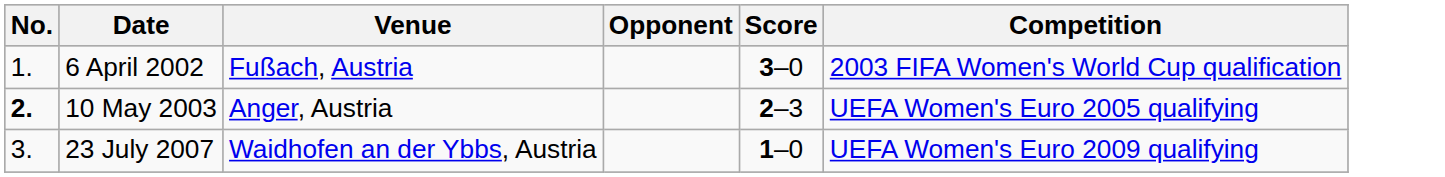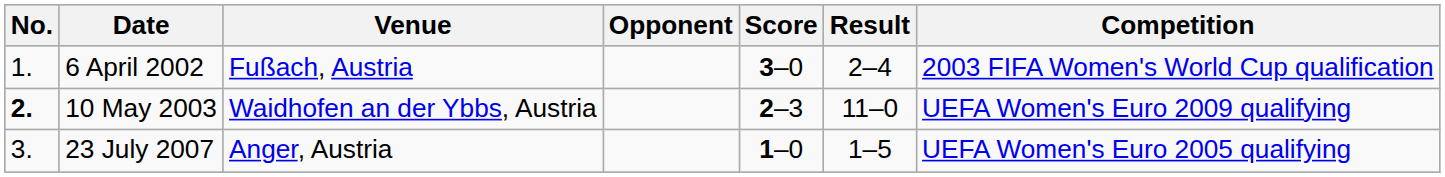+ column: (870, 25)
(311, 108) Anger, Austria -> (413, 108) Waidhofen an der Ybbs, Austria
(1044, 108) UEFA Women's Euro 2005 qualifying -> (1137, 108) UEFA Women's Euro 2009 qualifying
(413, 150) Waidhofen an der Ybbs, Austria -> (311, 150) Anger, Austria
(1044, 150) UEFA Women's Euro 2009 qualifying -> (1137, 150) UEFA Women's Euro 2005 qualifying
